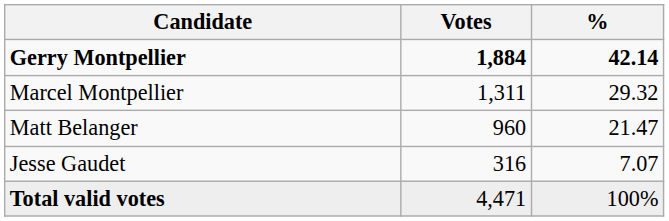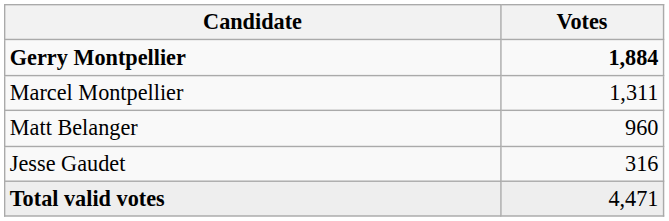- column: (597, 22)
